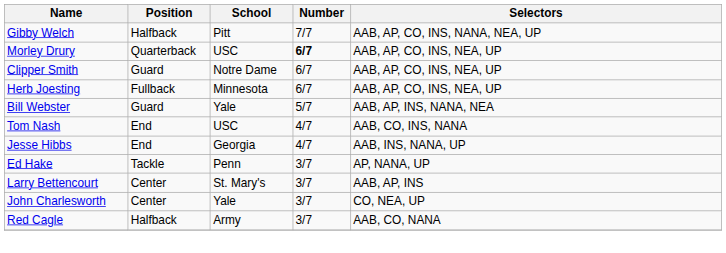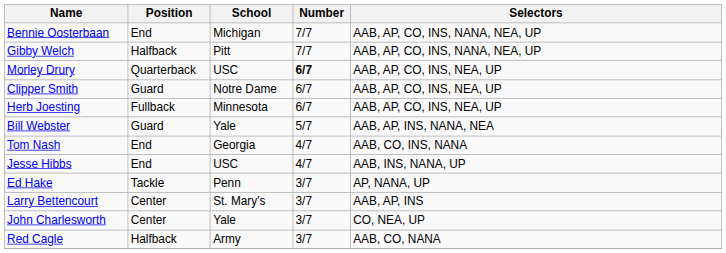+ row: (58, 32)
(226, 126) USC -> (234, 145) Georgia
(234, 145) Georgia -> (226, 164) USC
